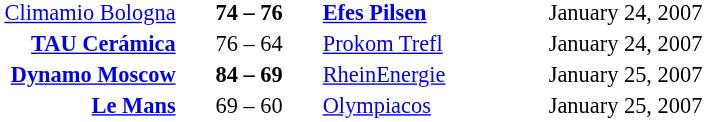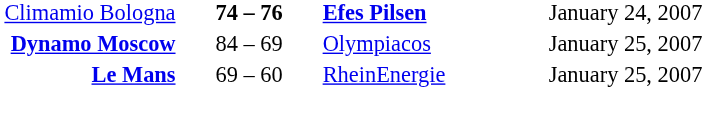- row: (103, 44)
(249, 74) bold -> (249, 44) normal
(384, 74) RheinEnergie -> (377, 44) Olympiacos
(377, 105) Olympiacos -> (384, 74) RheinEnergie
